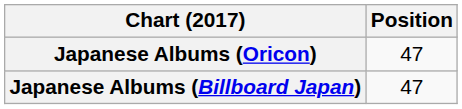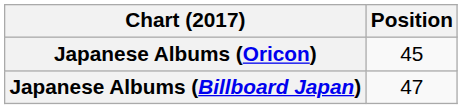(412, 53) 47 -> (412, 53) 45
